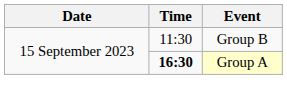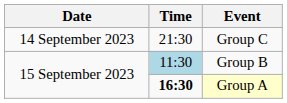+ row: (242, 39)
(176, 39) no background -> (176, 62) lightblue background
